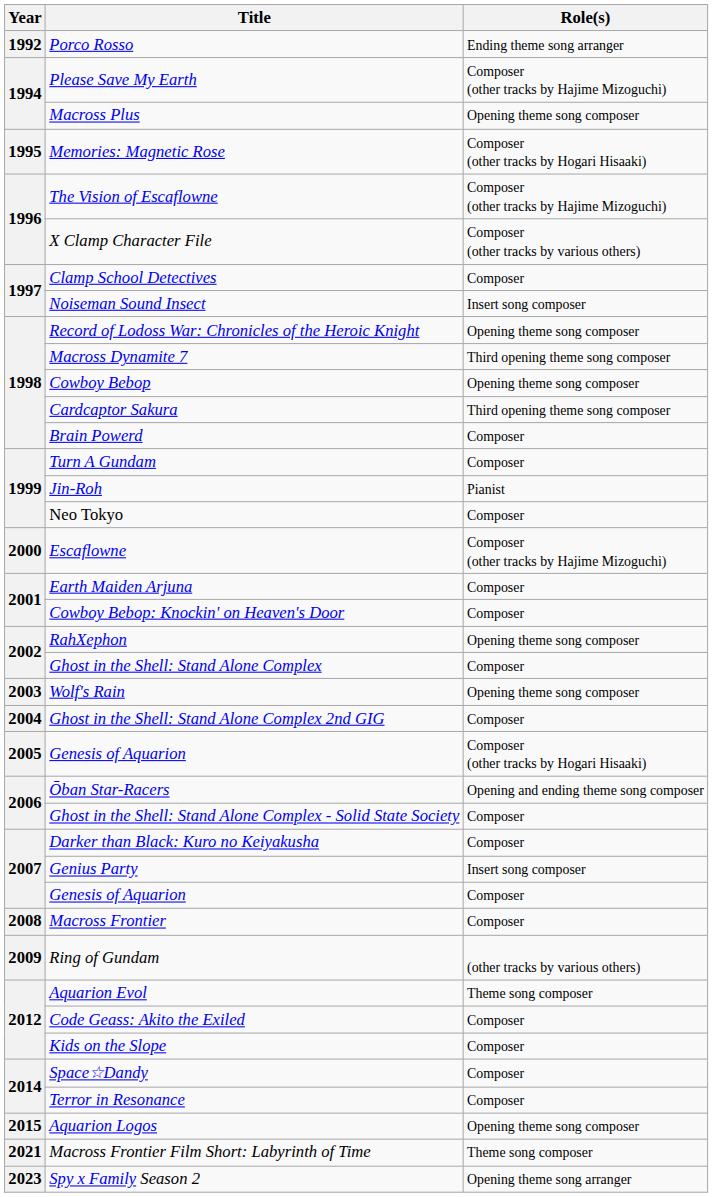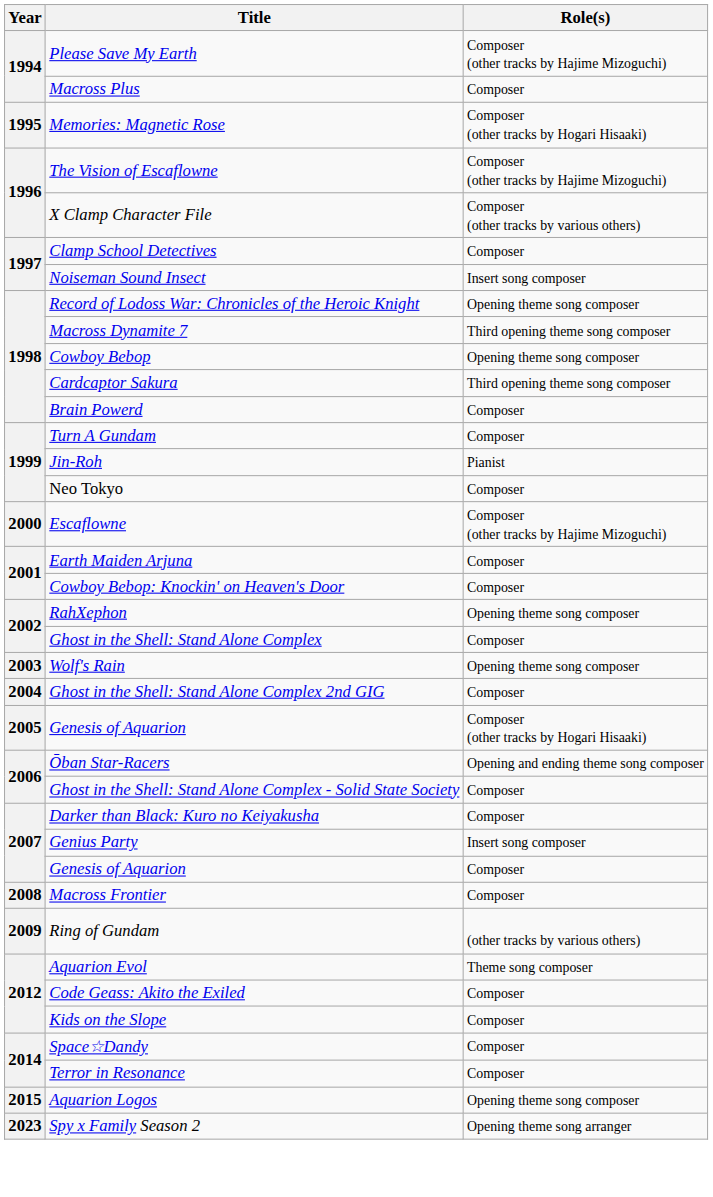- row: (25, 44)
(553, 116) Opening theme song composer -> (496, 90) Composer
- row: (25, 1152)
